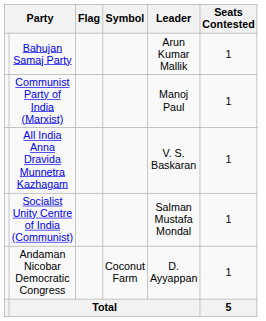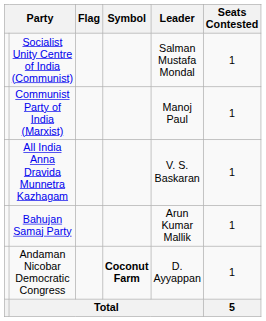rows swapped: (42, 54) <-> (42, 219)
(125, 272) normal -> (127, 272) bold
